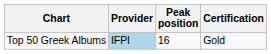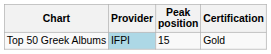(164, 40) 16 -> (164, 40) 15
